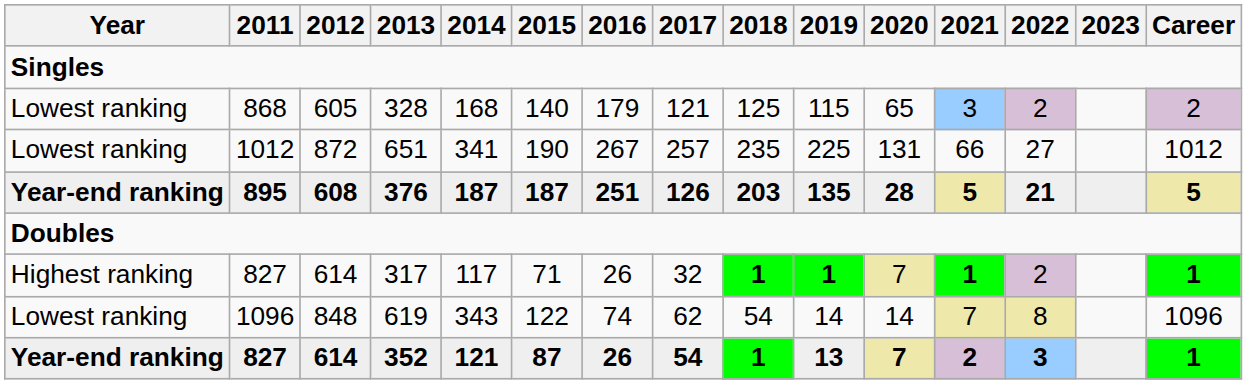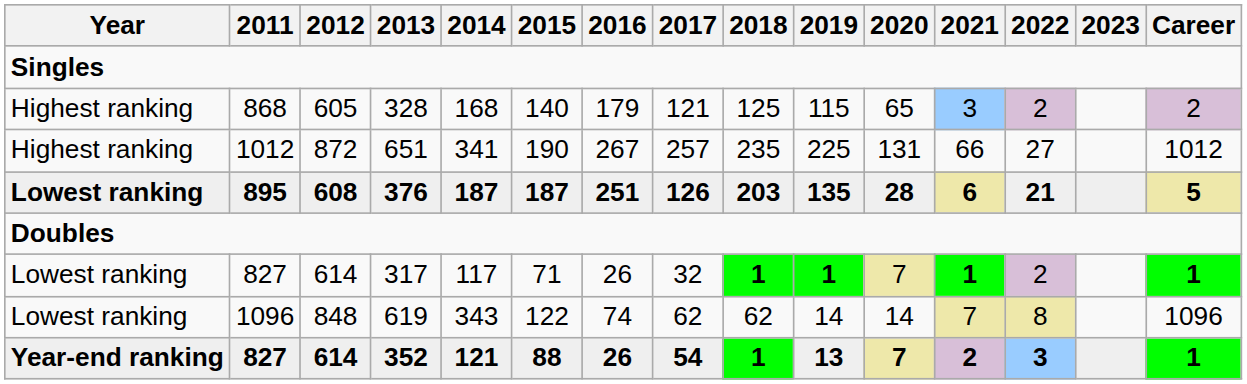(99, 108) Lowest ranking -> (102, 108) Highest ranking
(99, 150) Lowest ranking -> (102, 150) Highest ranking
(117, 191) Year-end ranking -> (107, 191) Lowest ranking
(970, 191) 5 -> (970, 191) 6
(102, 274) Highest ranking -> (99, 274) Lowest ranking
(758, 316) 54 -> (758, 316) 62
(547, 358) 87 -> (547, 358) 88
